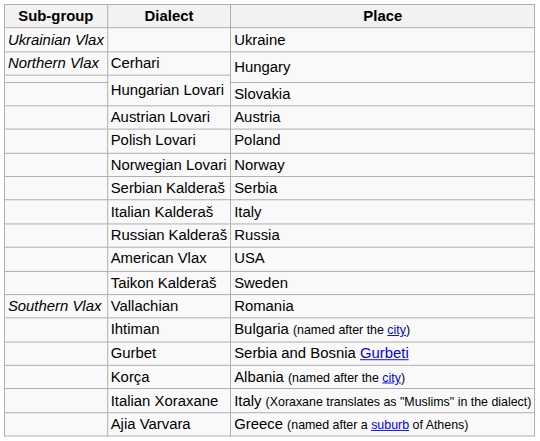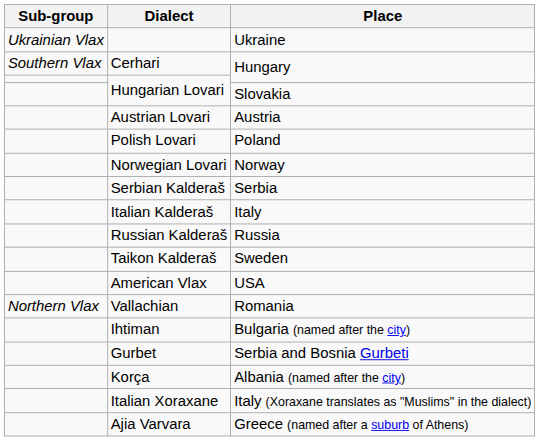(53, 63) Northern Vlax -> (55, 63) Southern Vlax
rows swapped: (164, 282) <-> (159, 259)
(55, 306) Southern Vlax -> (53, 306) Northern Vlax
